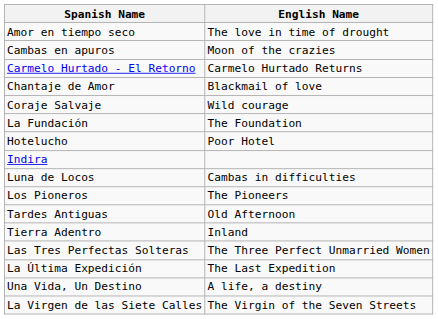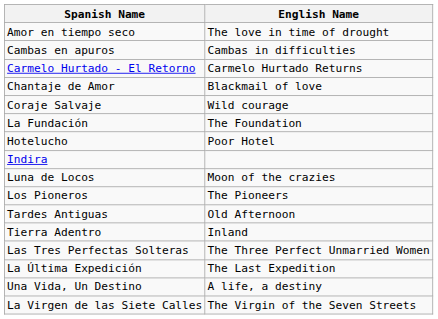(272, 50) Moon of the crazies -> (282, 50) Cambas in difficulties
(282, 178) Cambas in difficulties -> (272, 178) Moon of the crazies
